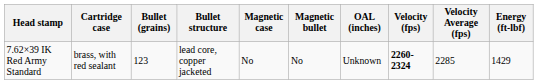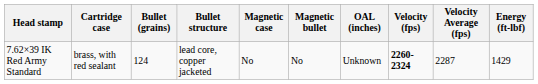(141, 60) 123 -> (141, 60) 124
(445, 60) 2285 -> (445, 60) 2287
